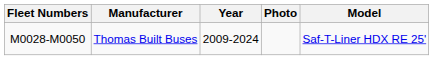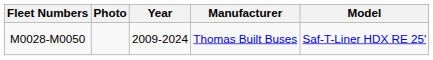columns swapped: (281, 13) <-> (146, 13)
